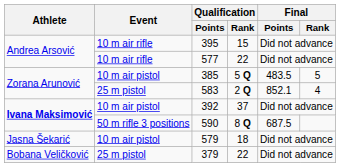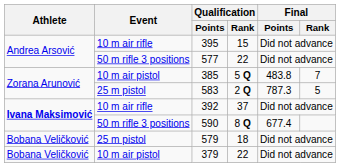(125, 60) 10 m air rifle -> (143, 60) 50 m rifle 3 positions
(279, 76) 483.5 -> (279, 76) 483.8
(318, 76) 5 -> (318, 76) 7
(279, 91) 852.1 -> (279, 91) 787.3
(318, 91) 4 -> (318, 91) 5
(128, 107) 10 m air pistol -> (125, 107) 10 m air rifle
(279, 123) 687.5 -> (279, 123) 677.4
(38, 139) Jasna Šekarić -> (48, 139) Bobana Veličković
(128, 139) 10 m air pistol -> (121, 139) 25 m pistol
(121, 155) 25 m pistol -> (128, 155) 10 m air pistol
